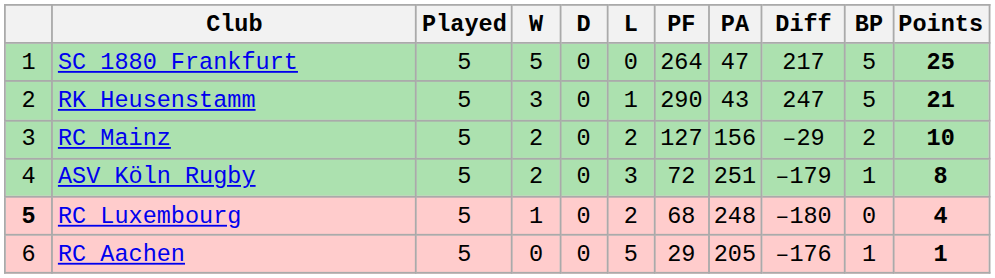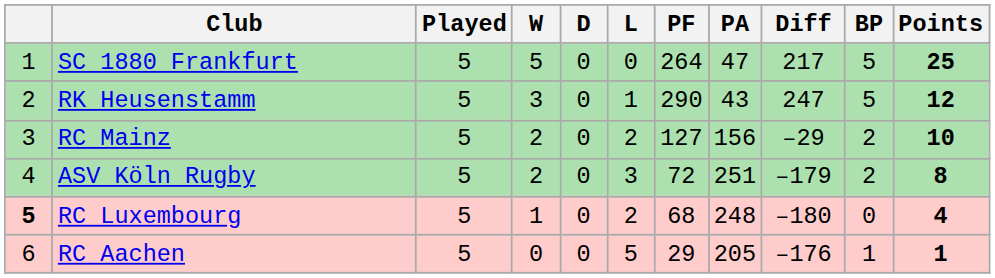(941, 101) 21 -> (941, 101) 12
(869, 177) 1 -> (869, 177) 2
